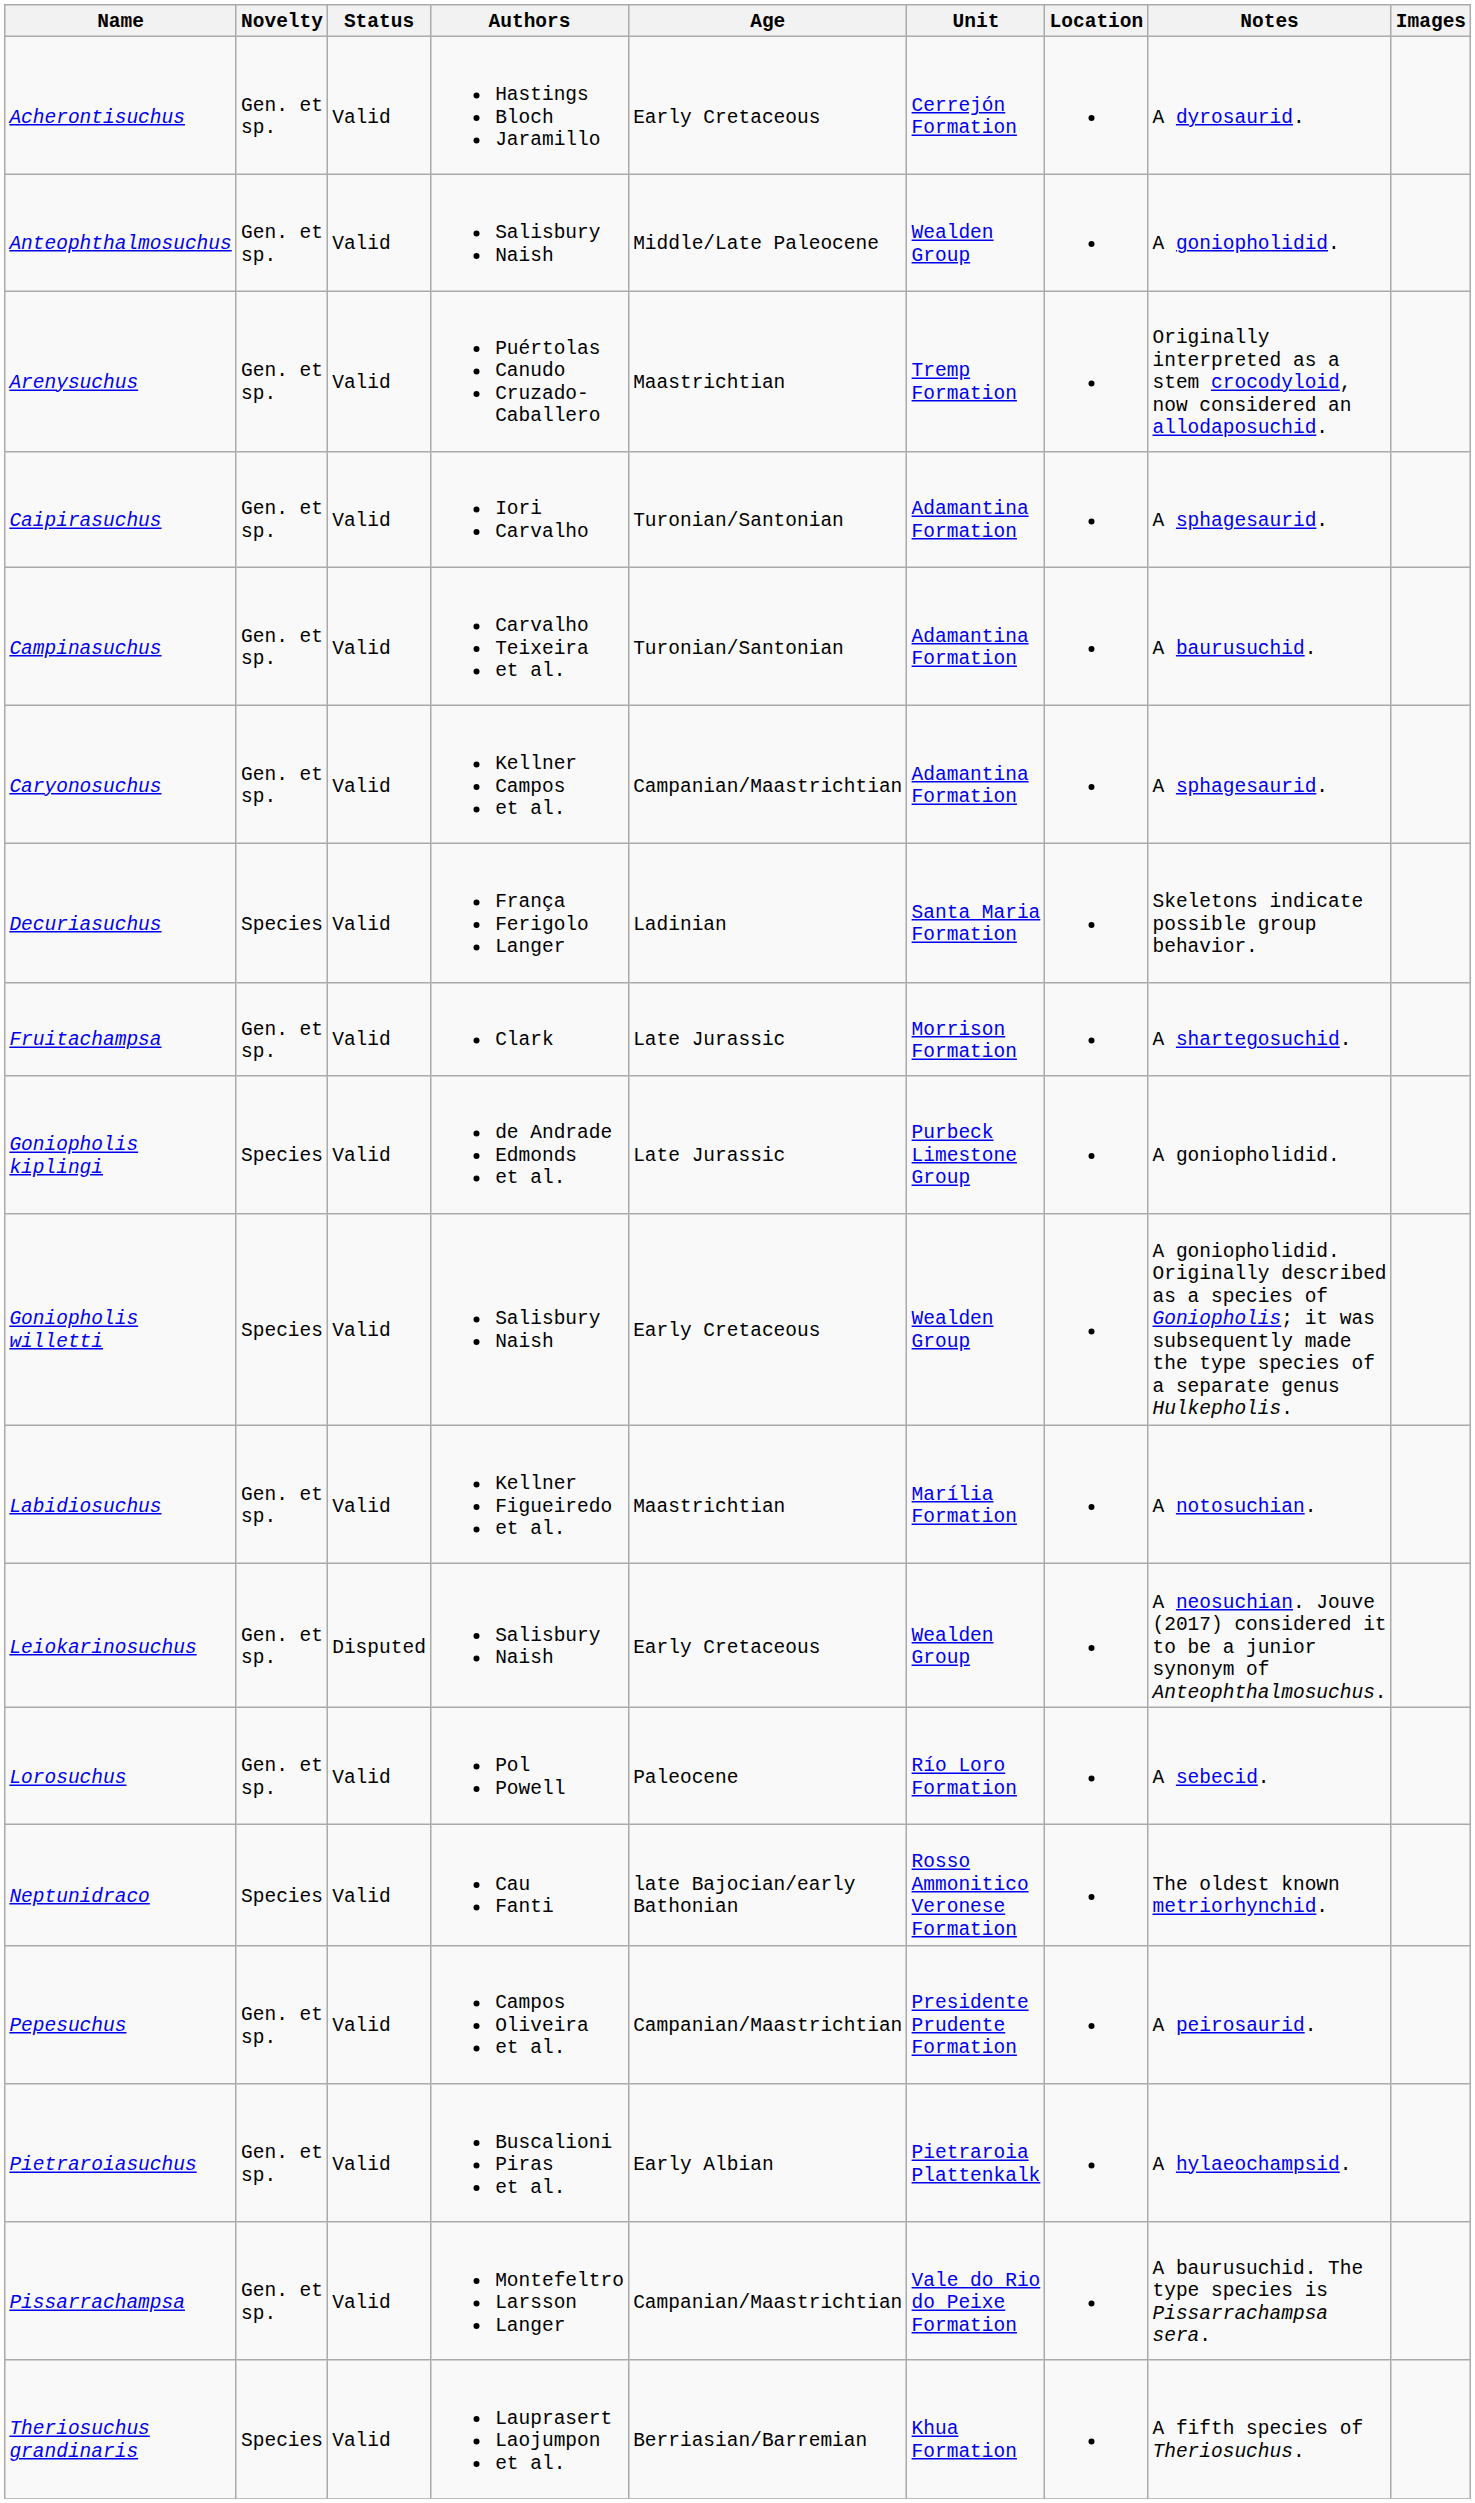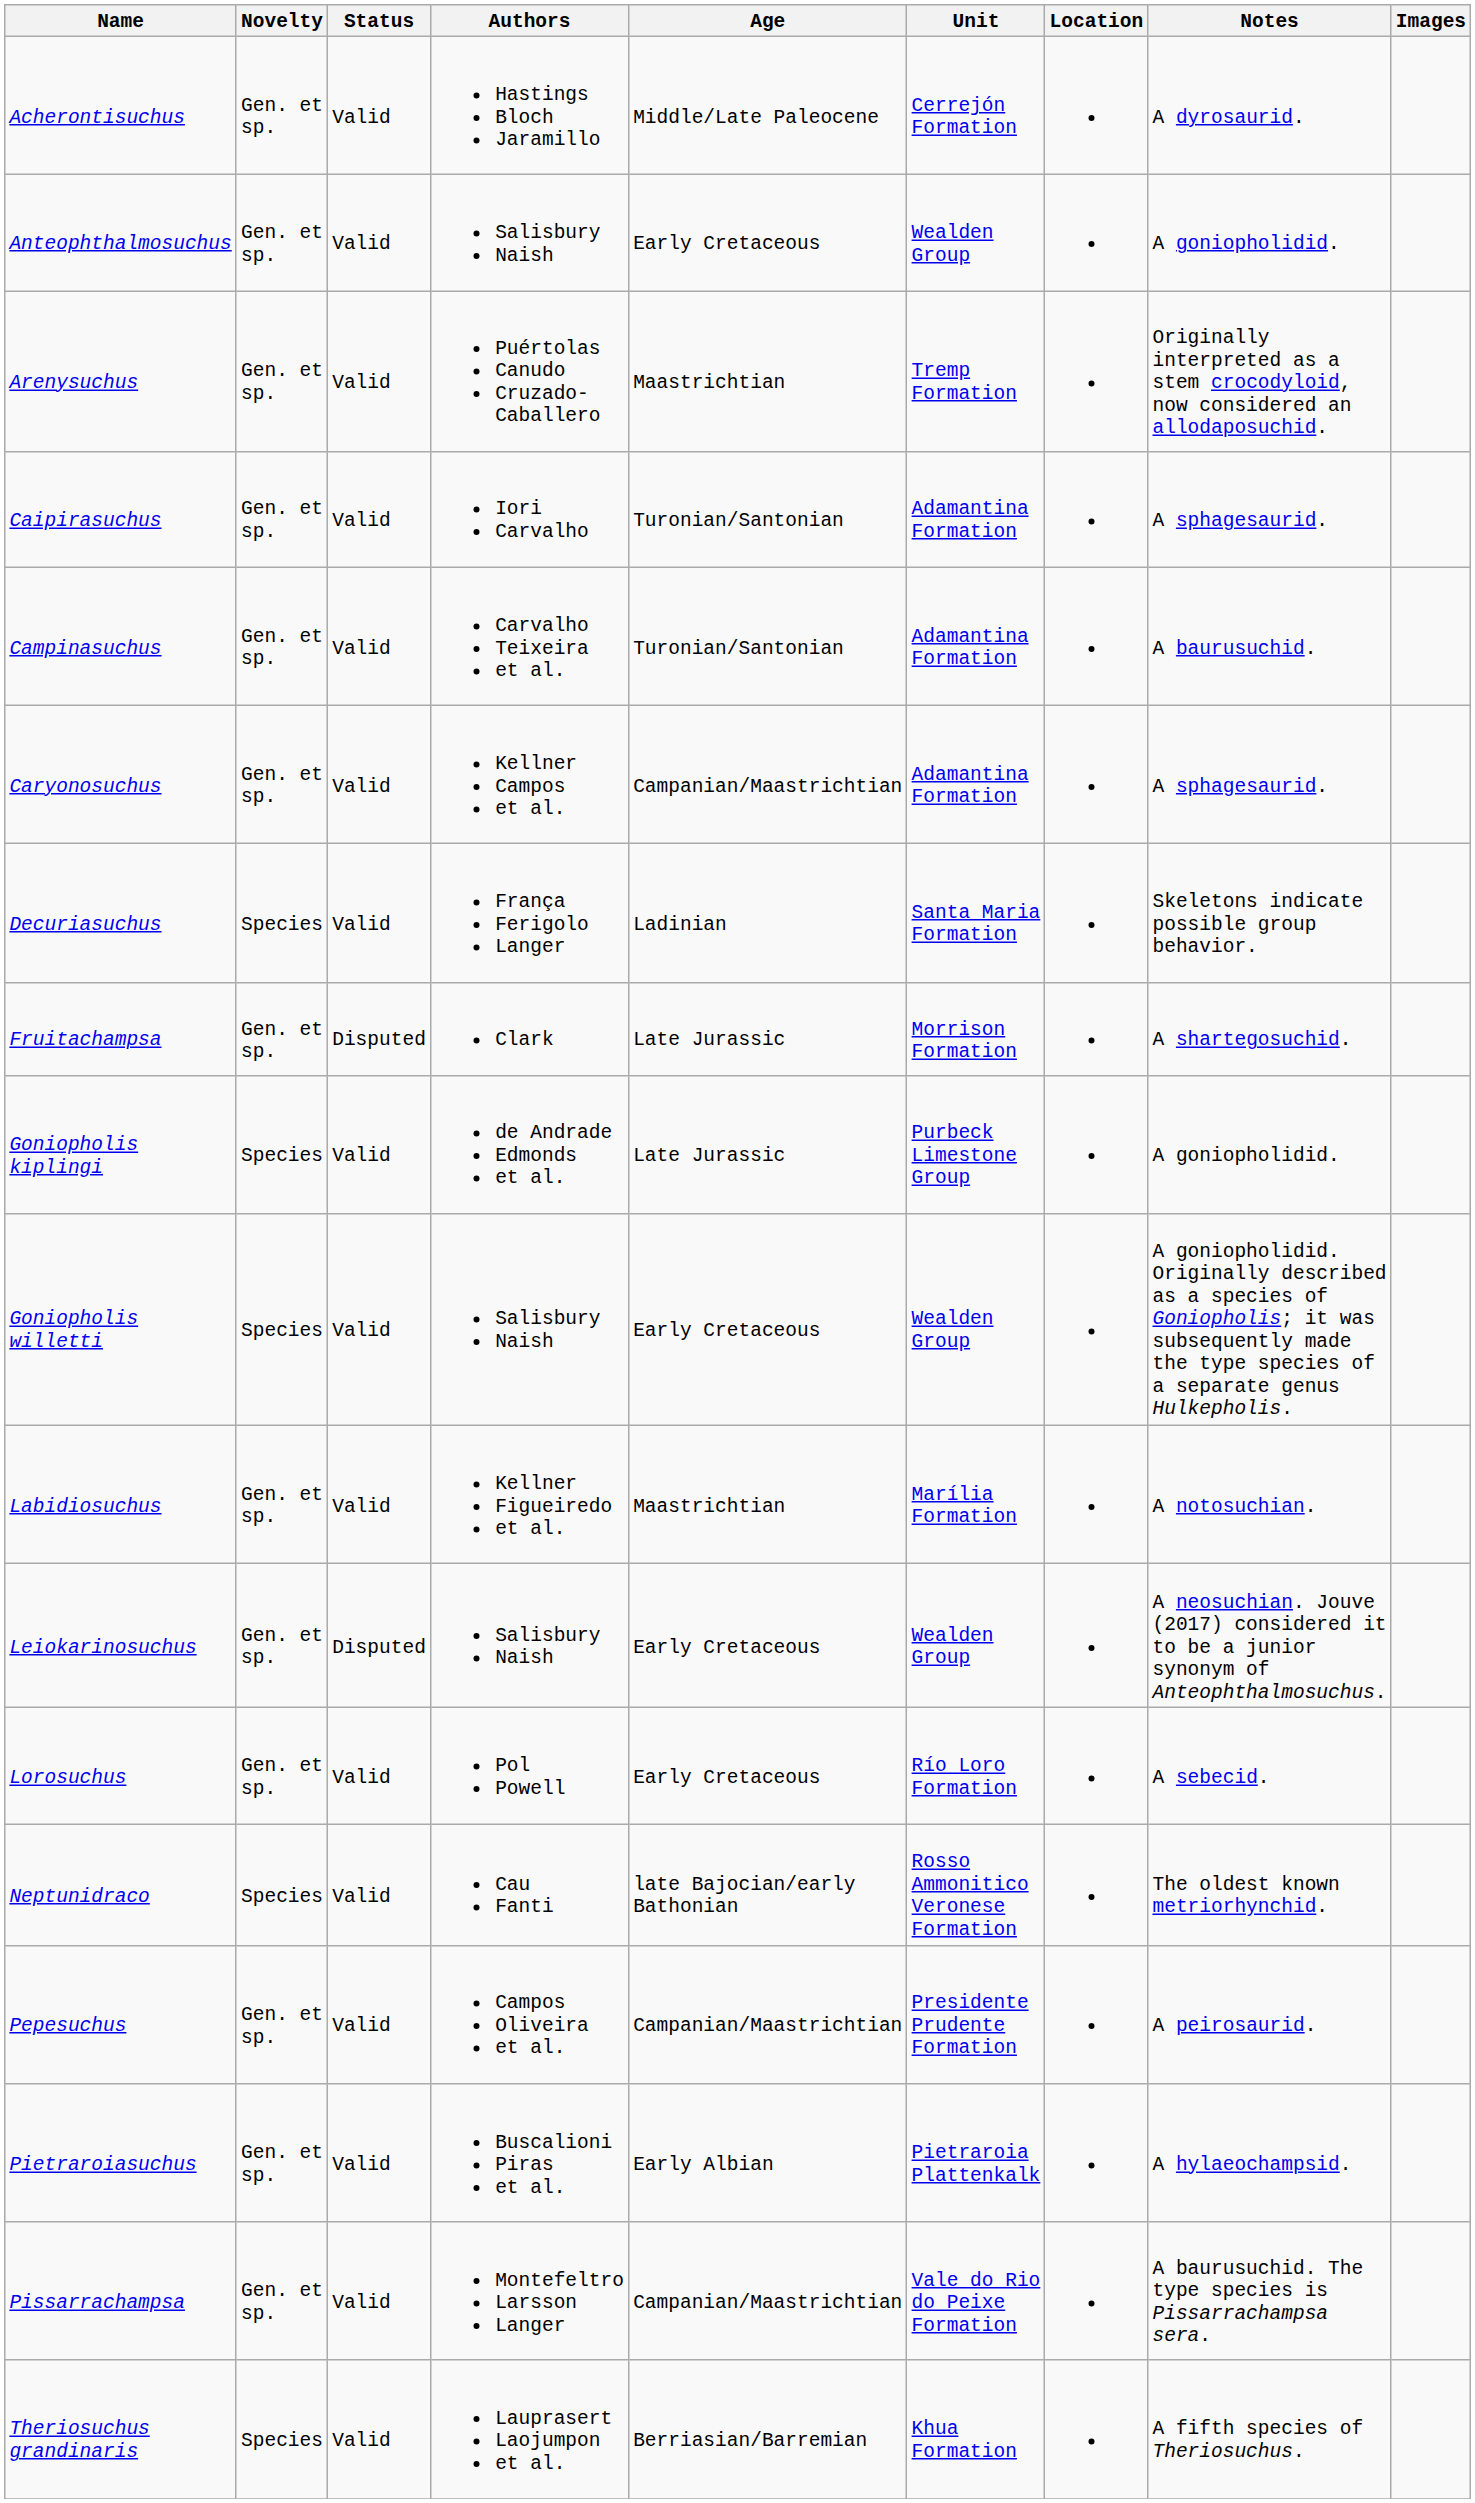(727, 117) Early Cretaceous -> (756, 117) Middle/Late Paleocene
(756, 244) Middle/Late Paleocene -> (727, 244) Early Cretaceous
(361, 1040) Valid -> (379, 1040) Disputed
(686, 1777) Paleocene -> (727, 1777) Early Cretaceous
